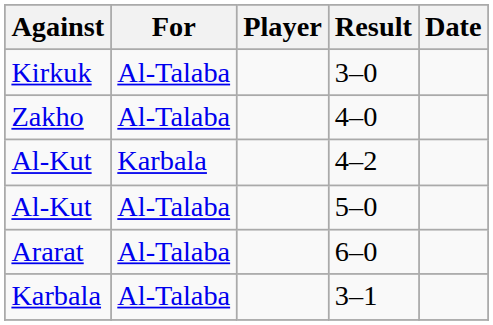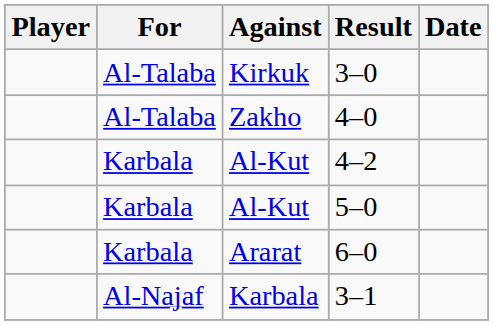columns swapped: (282, 26) <-> (58, 26)
(174, 206) Al-Talaba -> (148, 206) Karbala
(174, 251) Al-Talaba -> (148, 251) Karbala
(174, 296) Al-Talaba -> (153, 296) Al-Najaf
